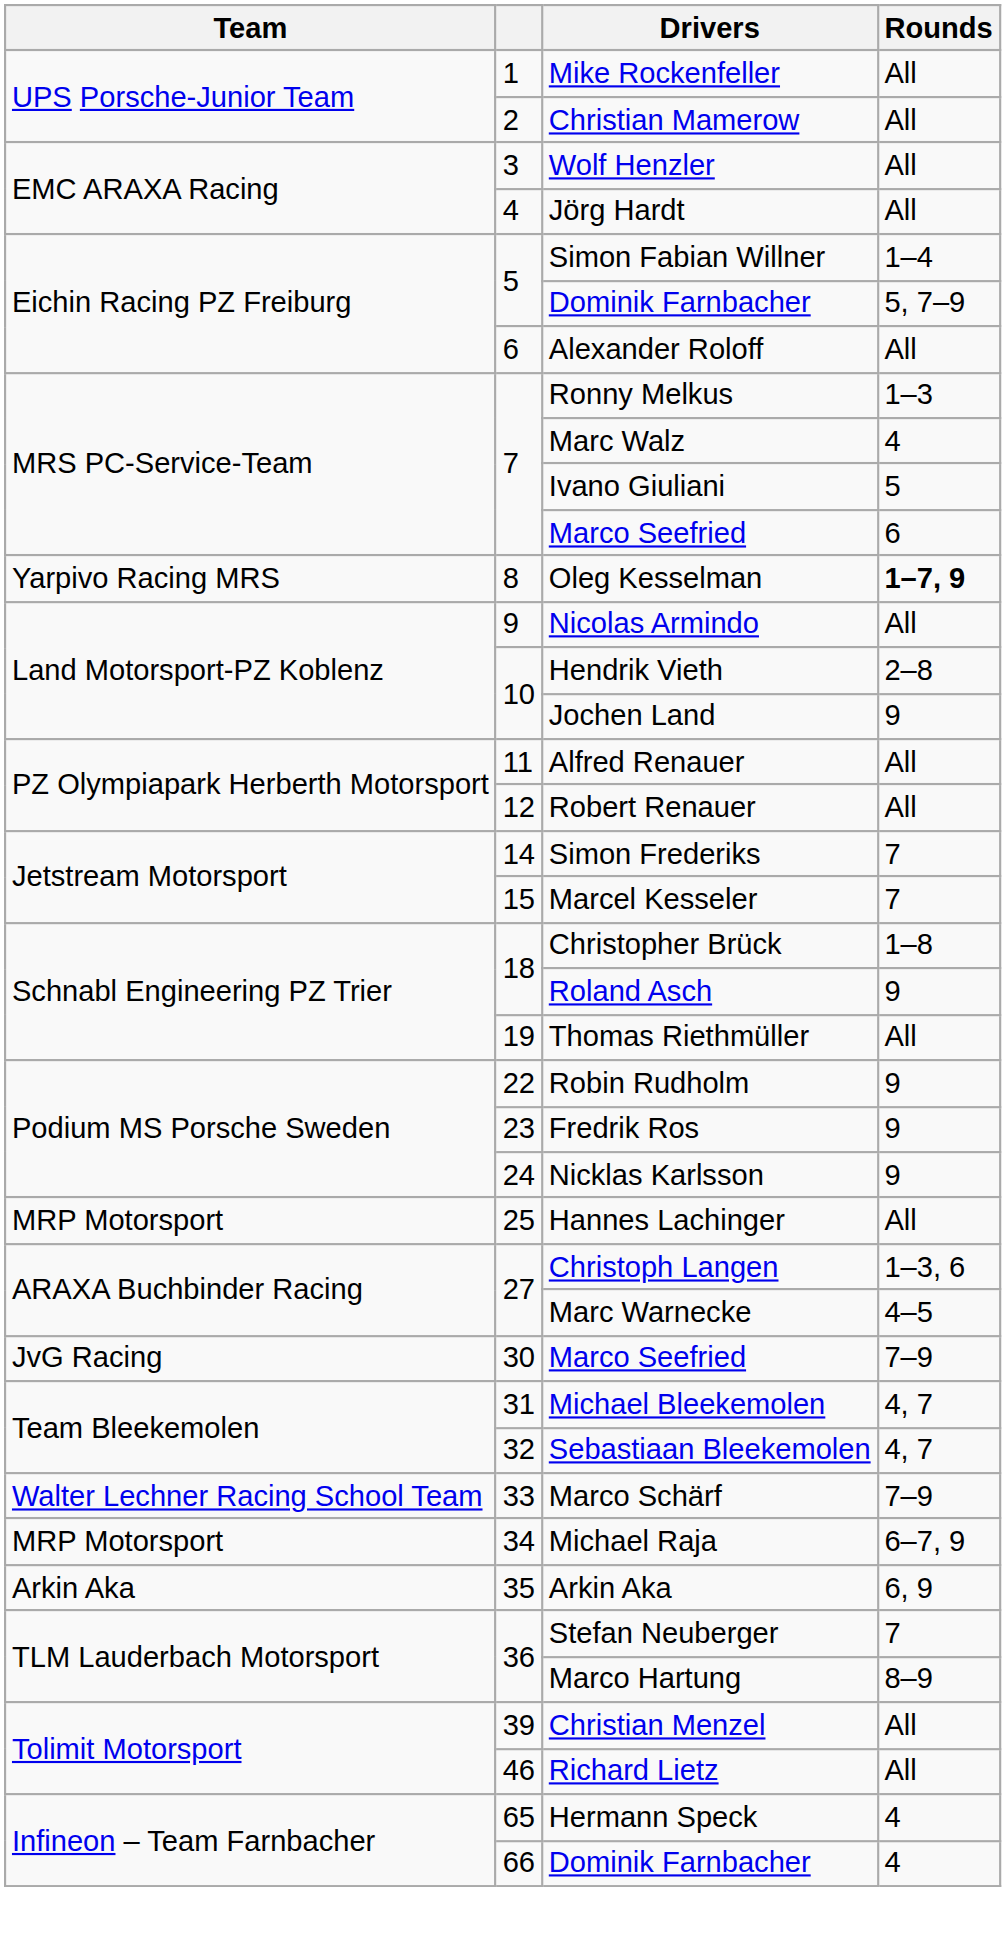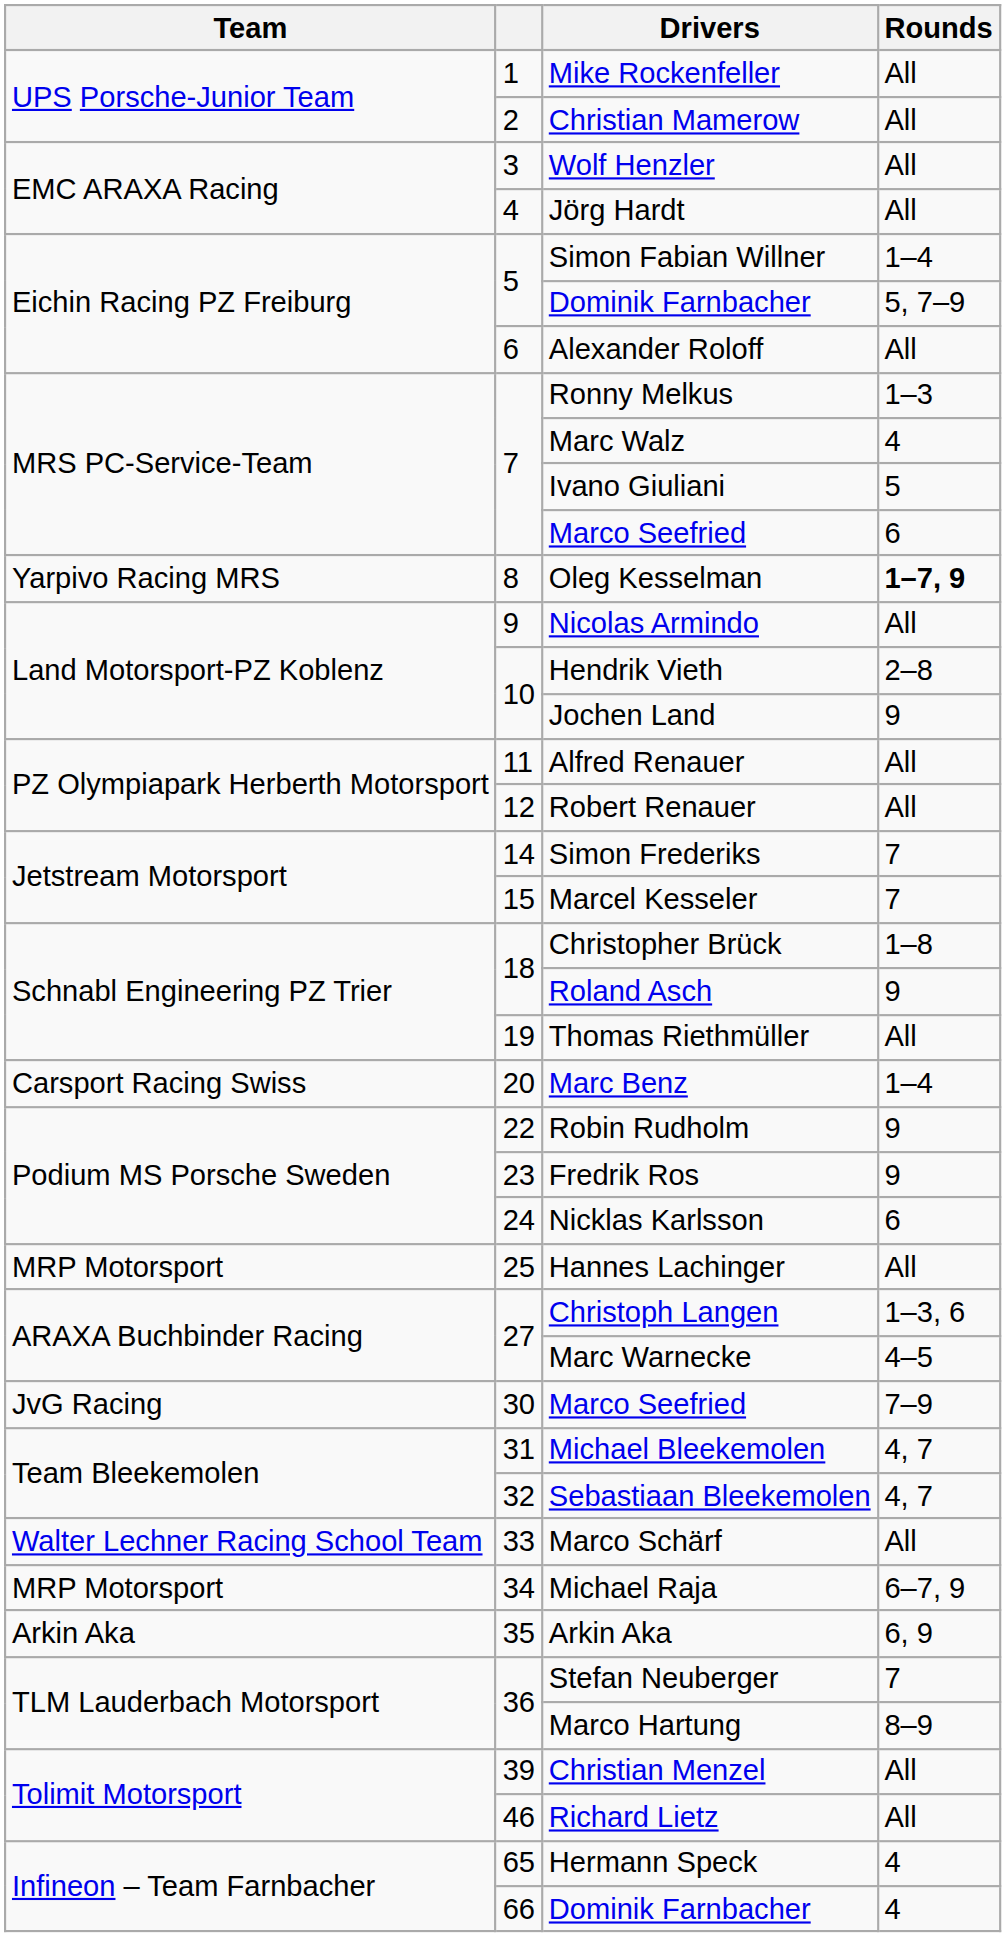+ row: (519, 1083)
(893, 1175) 9 -> (893, 1220) 6
(909, 1496) 7–9 -> (901, 1542) All
